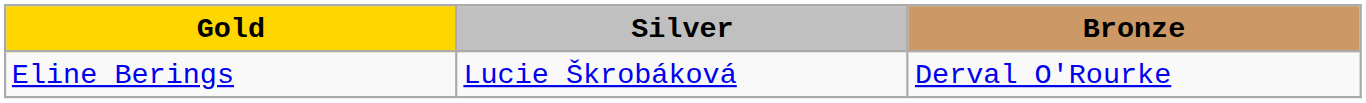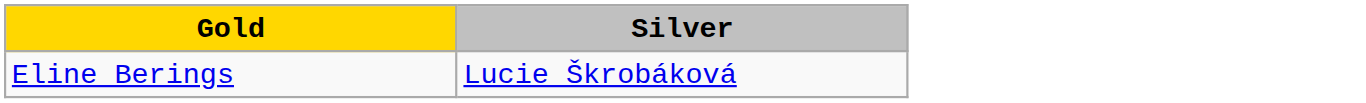- column: (1134, 28)
